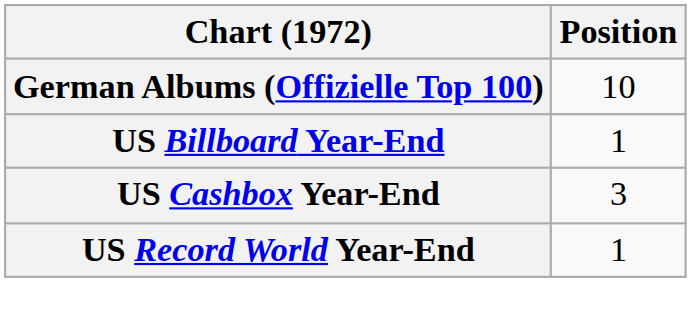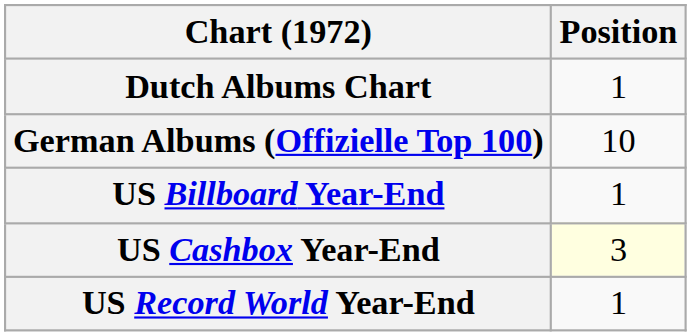+ row: (278, 85)
(618, 194) no background -> (618, 248) lightyellow background
